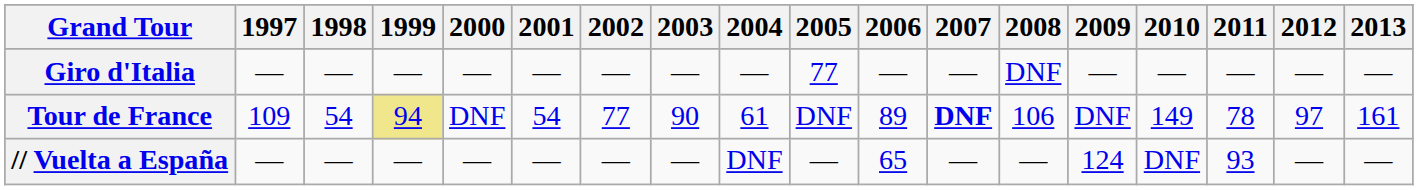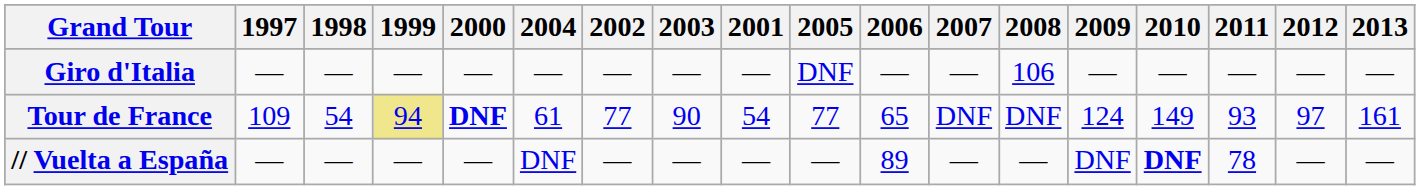columns swapped: (547, 26) <-> (754, 26)
(824, 71) 77 -> (825, 71) DNF
(1033, 71) DNF -> (1033, 71) 106
(477, 116) normal -> (478, 116) bold
(824, 116) DNF -> (825, 116) 77
(893, 116) 89 -> (895, 116) 65
(963, 116) bold -> (964, 116) normal
(1033, 116) 106 -> (1033, 116) DNF
(1103, 116) DNF -> (1103, 116) 124
(1240, 116) 78 -> (1242, 116) 93
(893, 160) 65 -> (895, 160) 89
(1103, 160) 124 -> (1103, 160) DNF
(1172, 160) normal -> (1173, 160) bold
(1240, 160) 93 -> (1242, 160) 78
